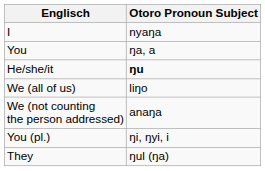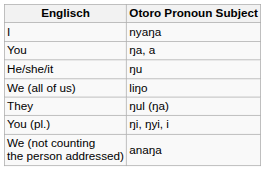(136, 69) bold -> (136, 69) normal
rows swapped: (65, 112) <-> (20, 156)
